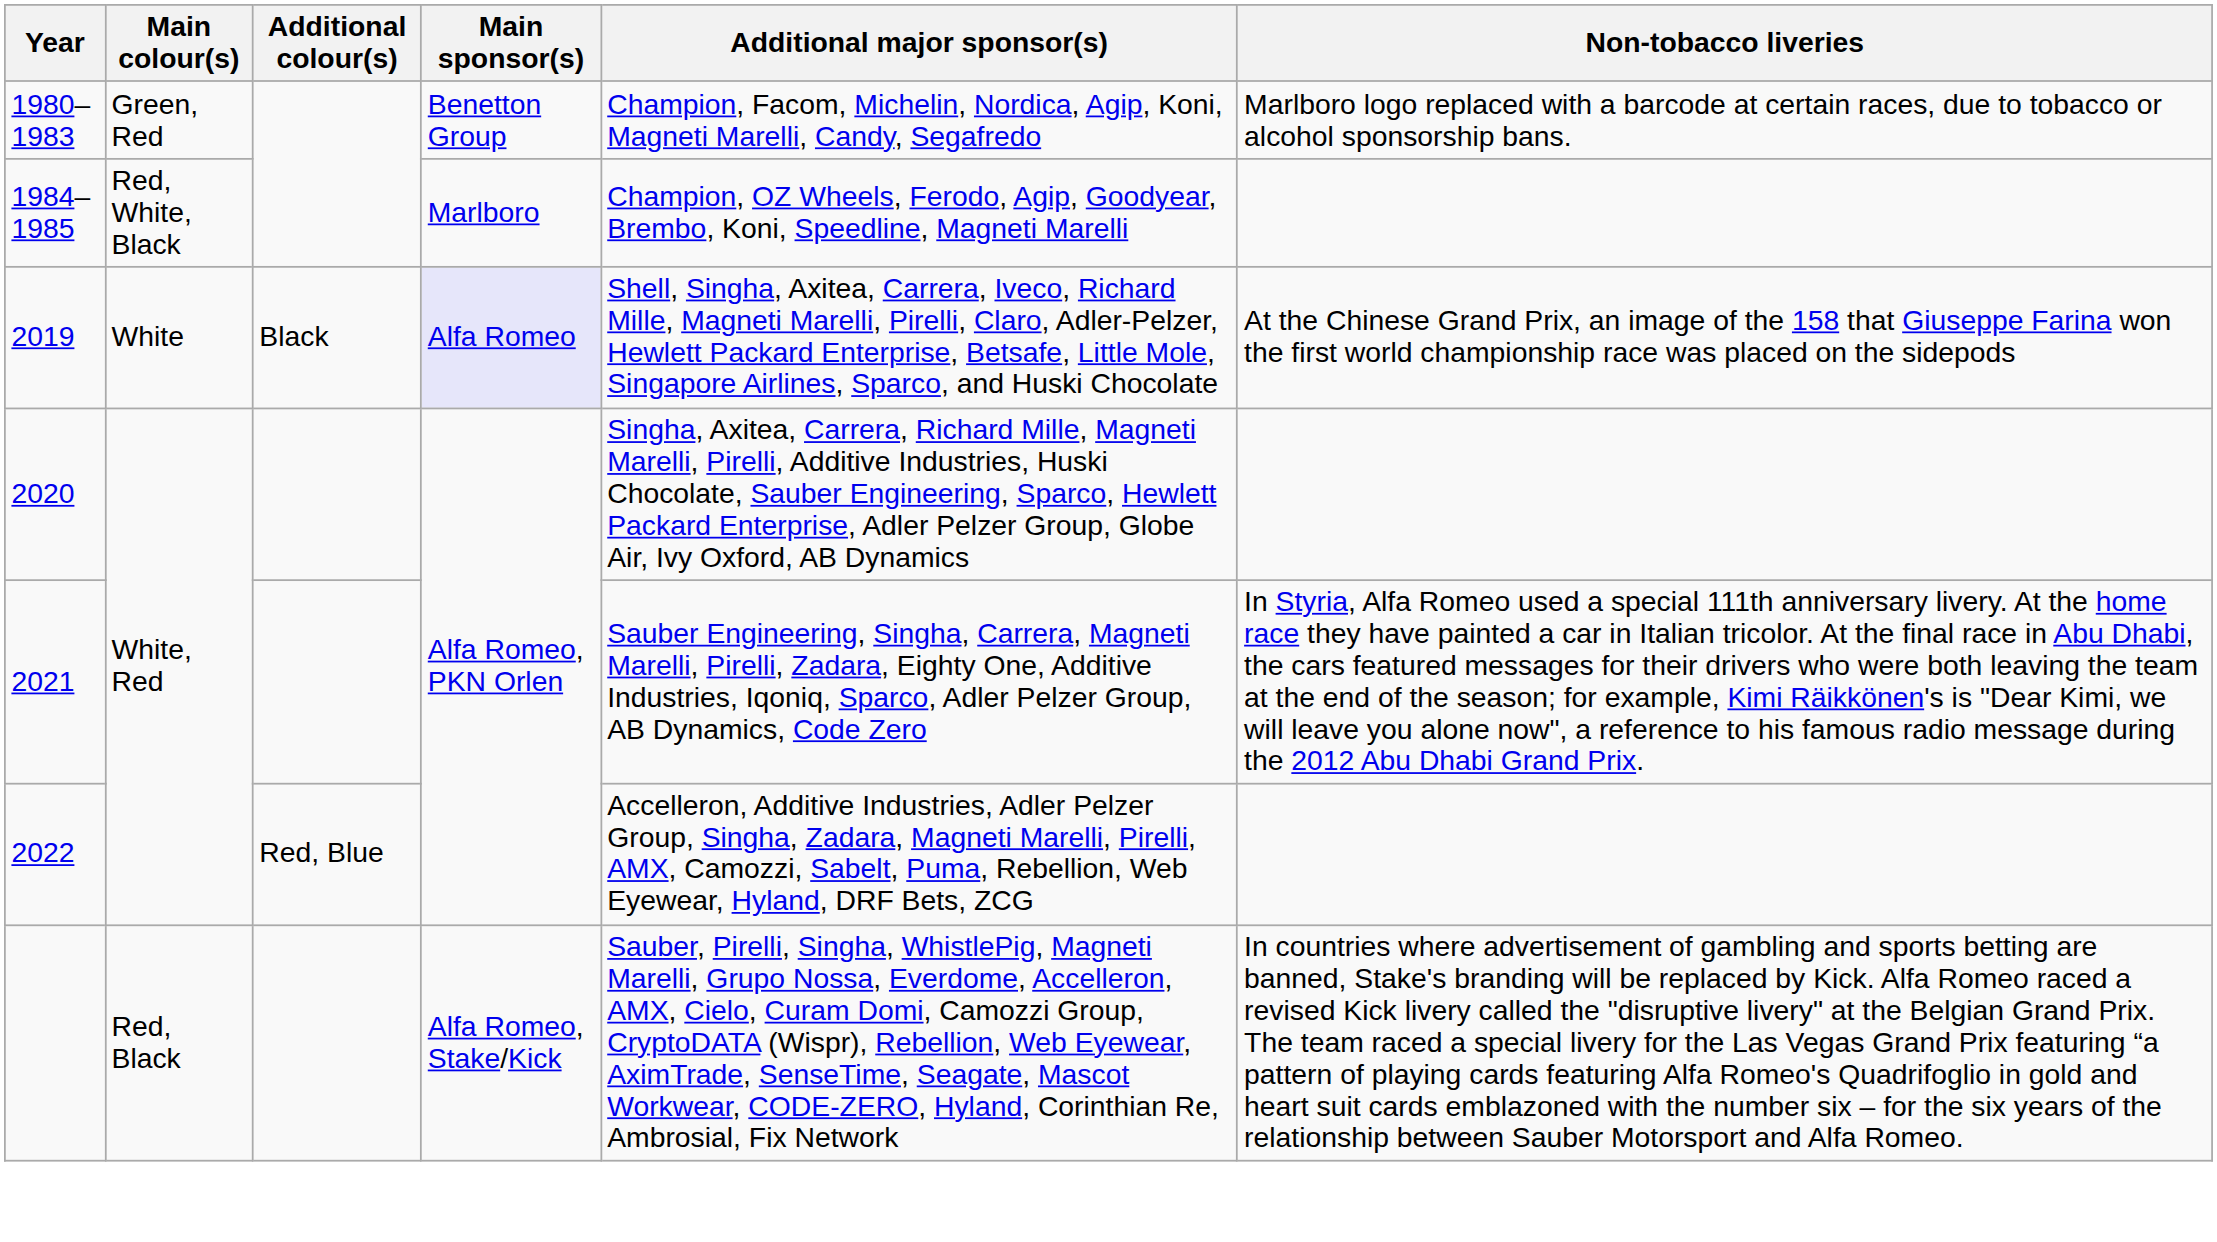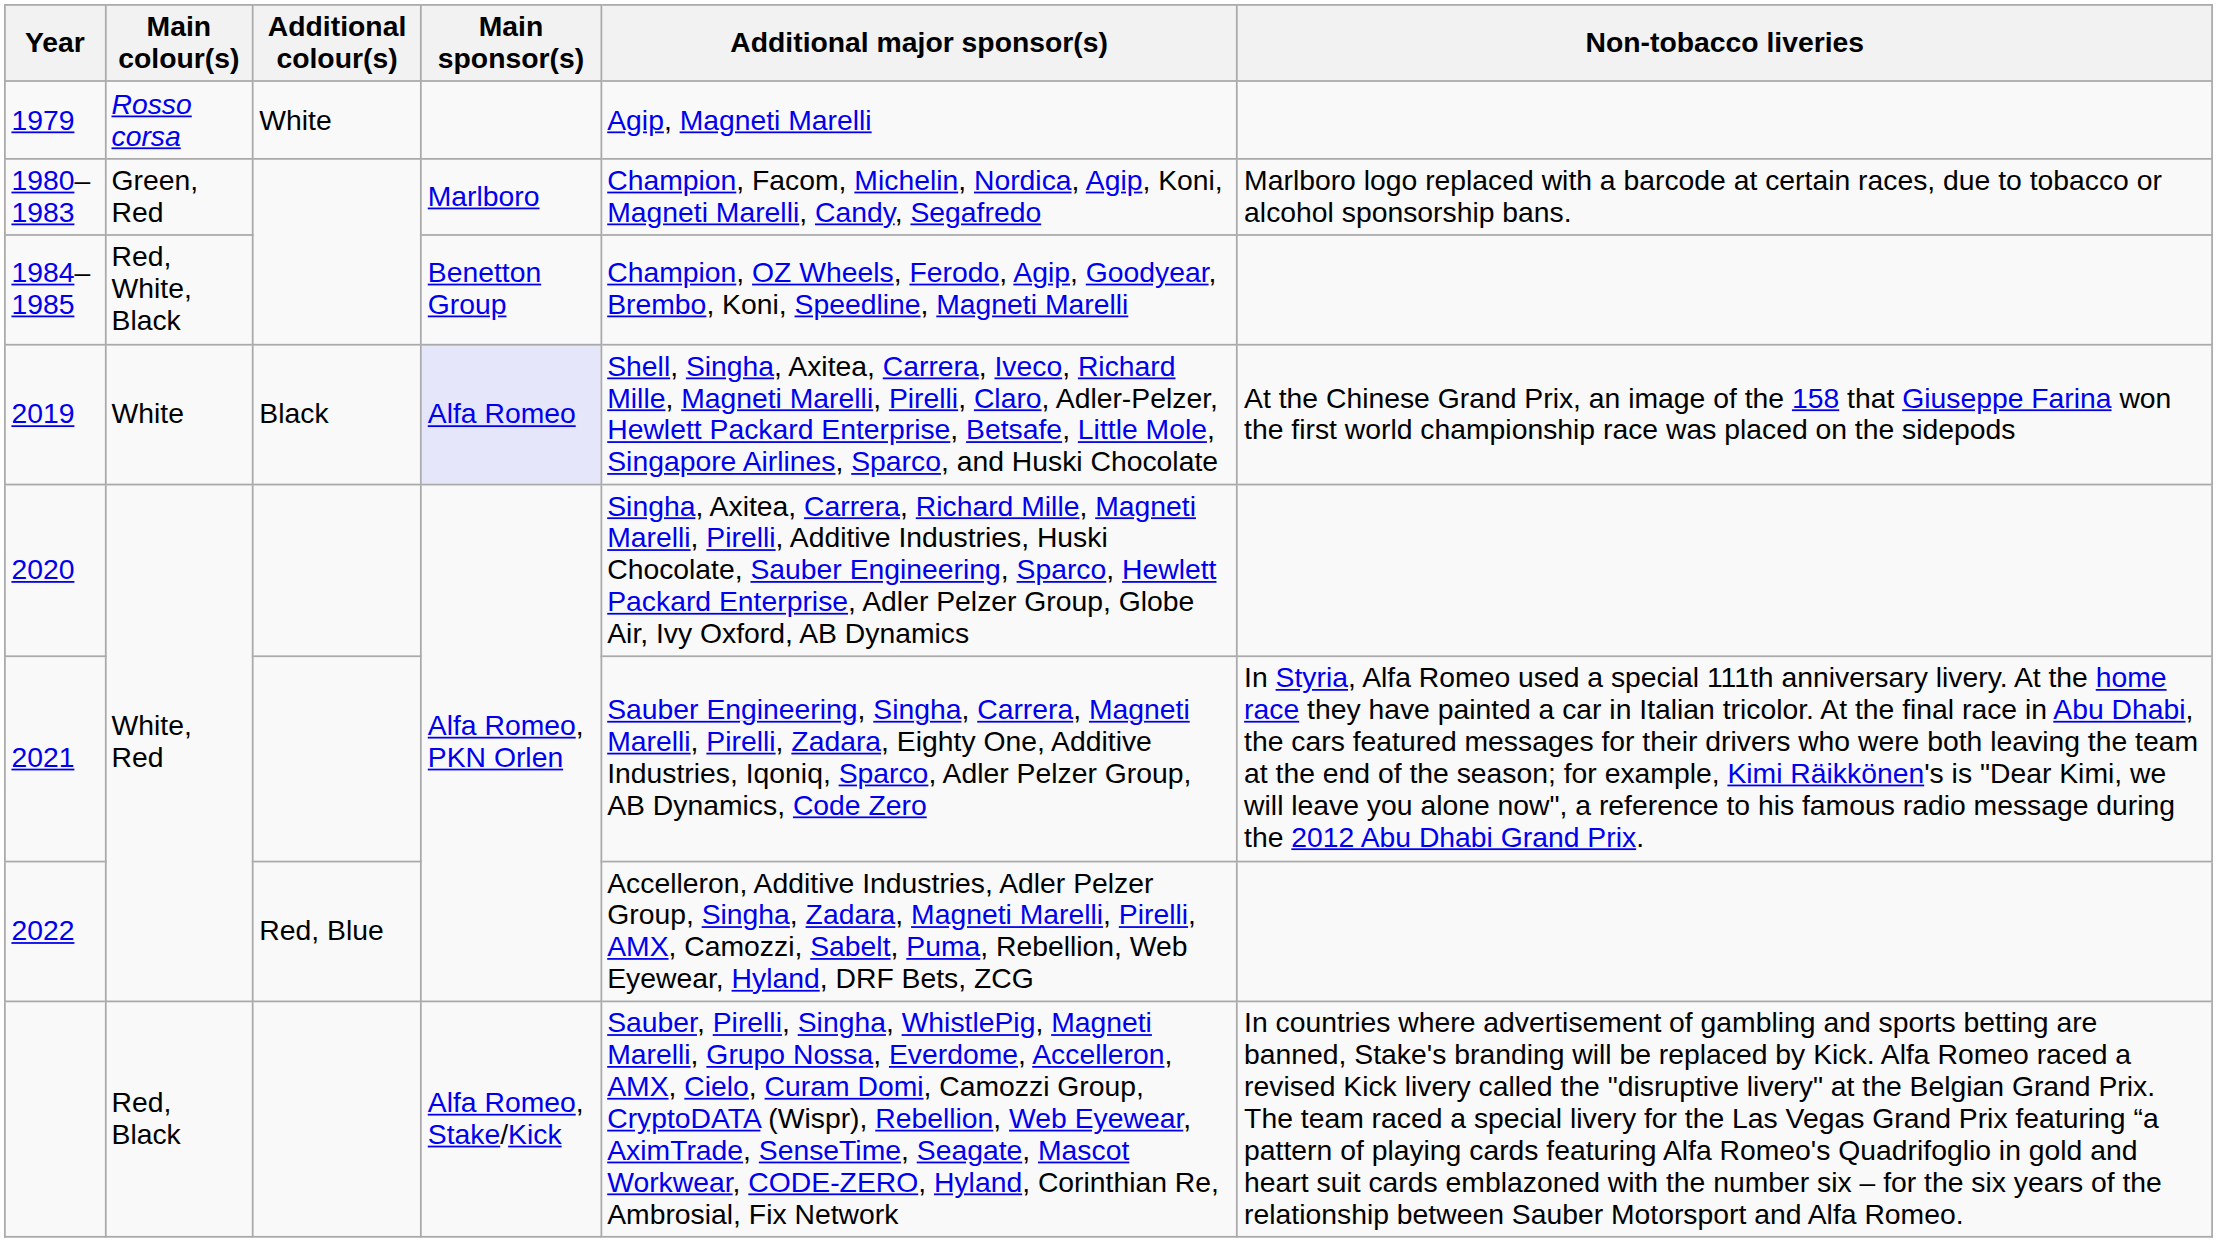+ row: (43, 119)
(484, 119) Benetton Group -> (484, 196) Marlboro
(484, 212) Marlboro -> (484, 289) Benetton Group
